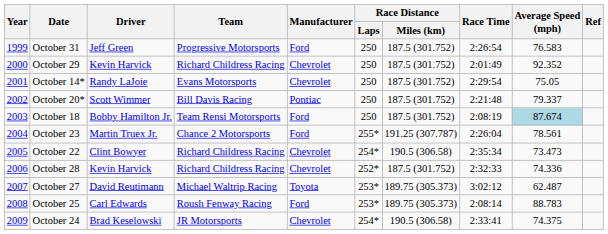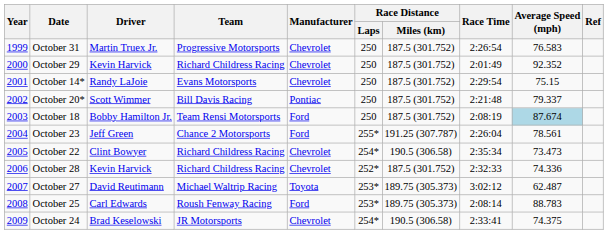(111, 47) Jeff Green -> (123, 47) Martin Truex Jr.
(299, 47) Ford -> (310, 47) Chevrolet
(547, 82) 75.05 -> (547, 82) 75.15
(123, 134) Martin Truex Jr. -> (111, 134) Jeff Green
